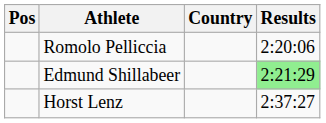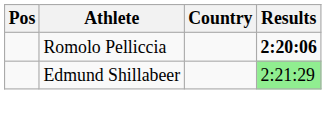(288, 46) normal -> (289, 46) bold
- row: (83, 103)
